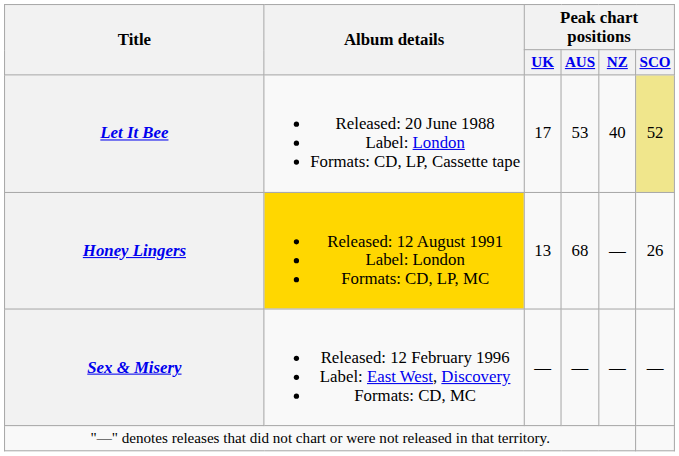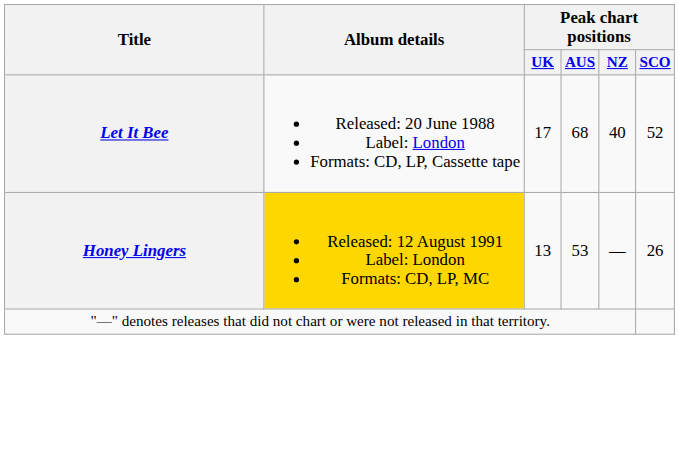(580, 133) 53 -> (580, 133) 68
(655, 133) khaki background -> (655, 133) no background
(580, 250) 68 -> (580, 250) 53
- row: (134, 367)
